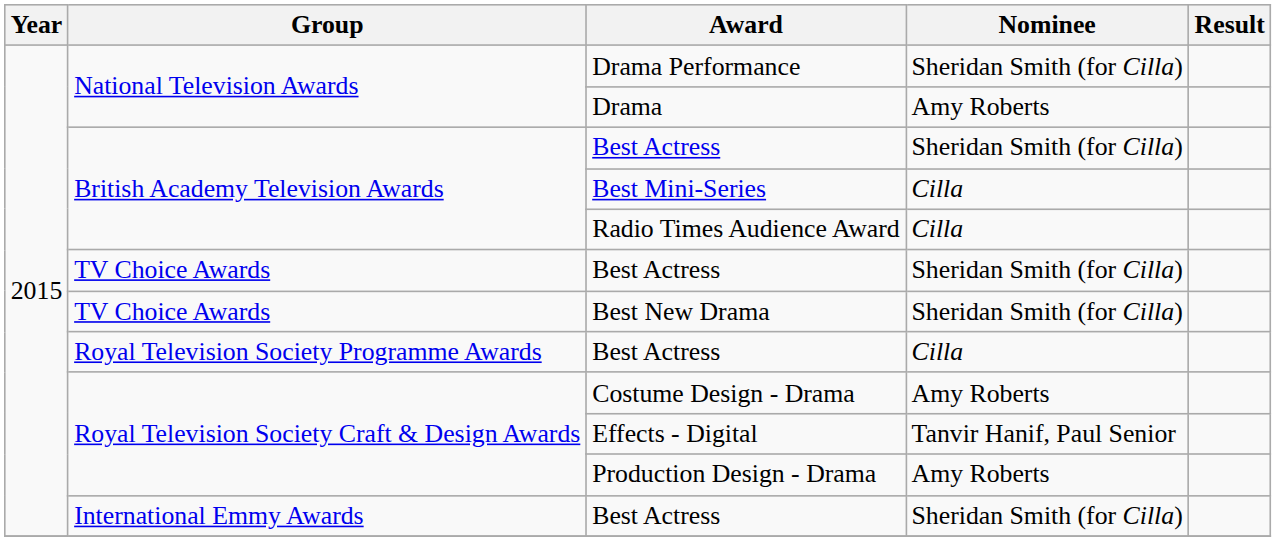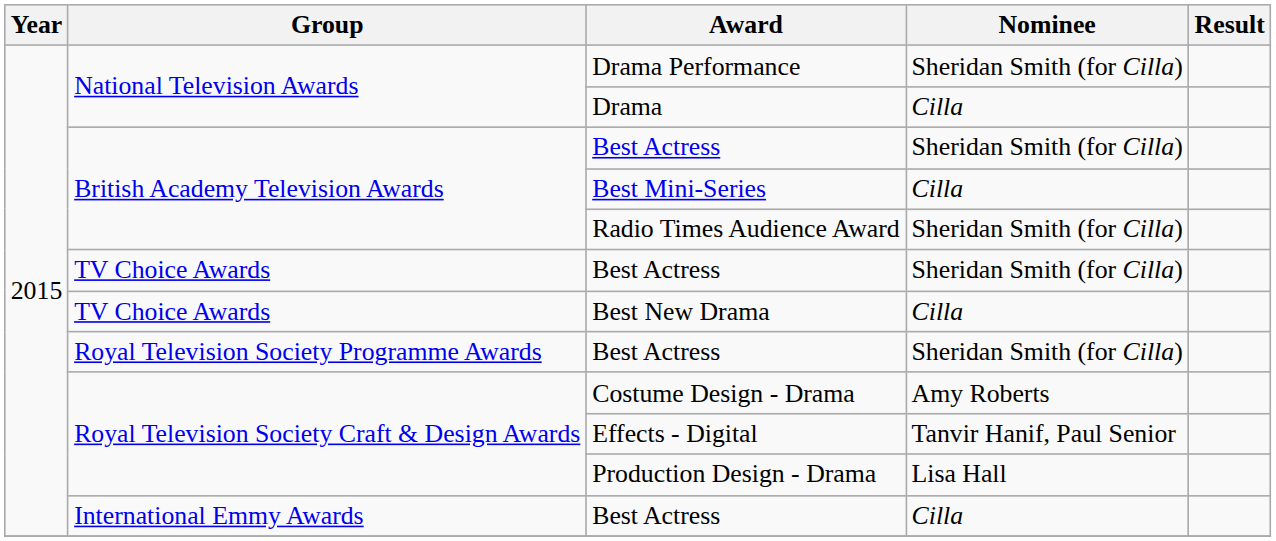(981, 106) Amy Roberts -> (937, 106) Cilla
(937, 229) Cilla -> (1047, 229) Sheridan Smith (for Cilla)
(1047, 310) Sheridan Smith (for Cilla) -> (937, 310) Cilla
(937, 351) Cilla -> (1047, 351) Sheridan Smith (for Cilla)
(981, 474) Amy Roberts -> (959, 474) Lisa Hall
(1047, 515) Sheridan Smith (for Cilla) -> (937, 515) Cilla
